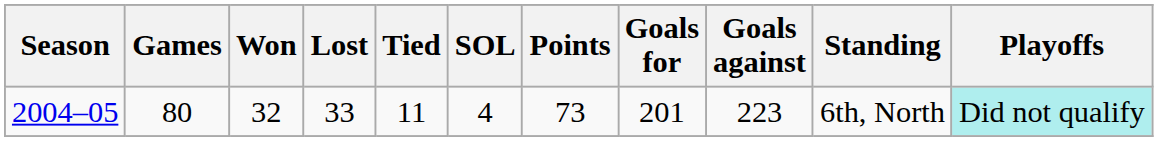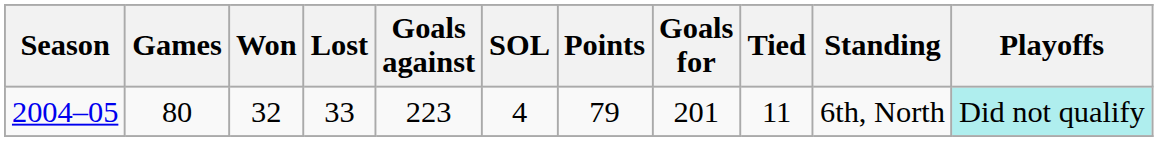columns swapped: (411, 45) <-> (760, 45)
(570, 111) 73 -> (604, 111) 79
